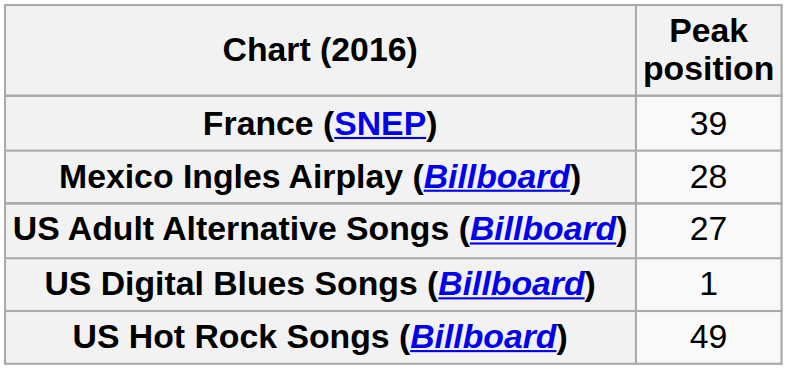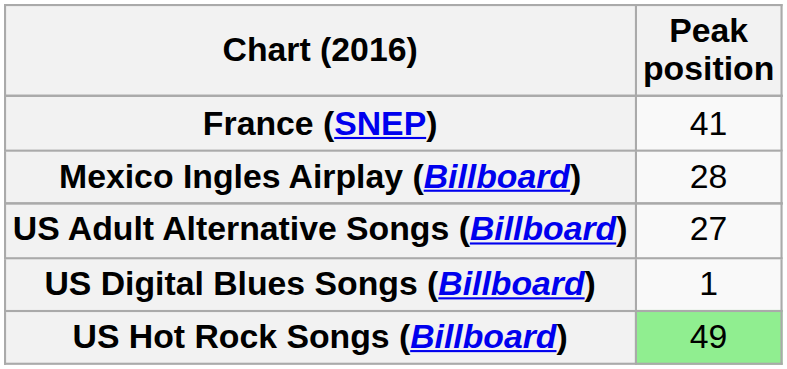(709, 122) 39 -> (709, 122) 41
(709, 336) no background -> (709, 336) lightgreen background
